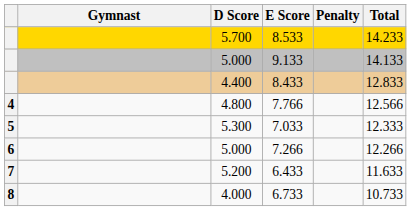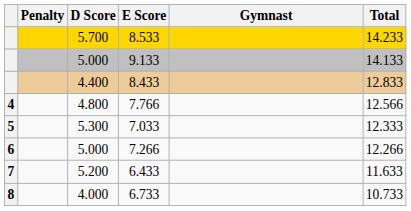columns swapped: (114, 15) <-> (338, 15)
